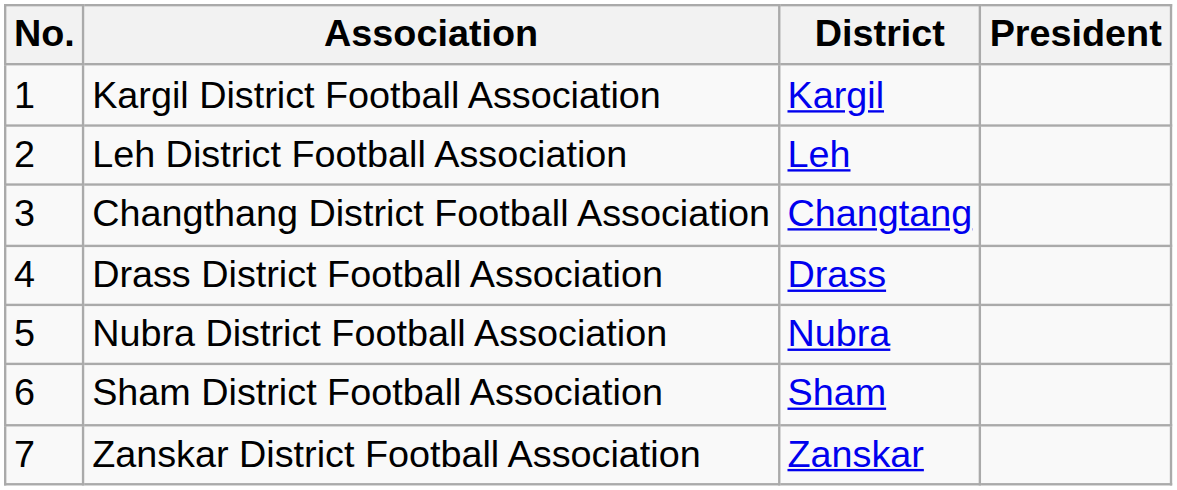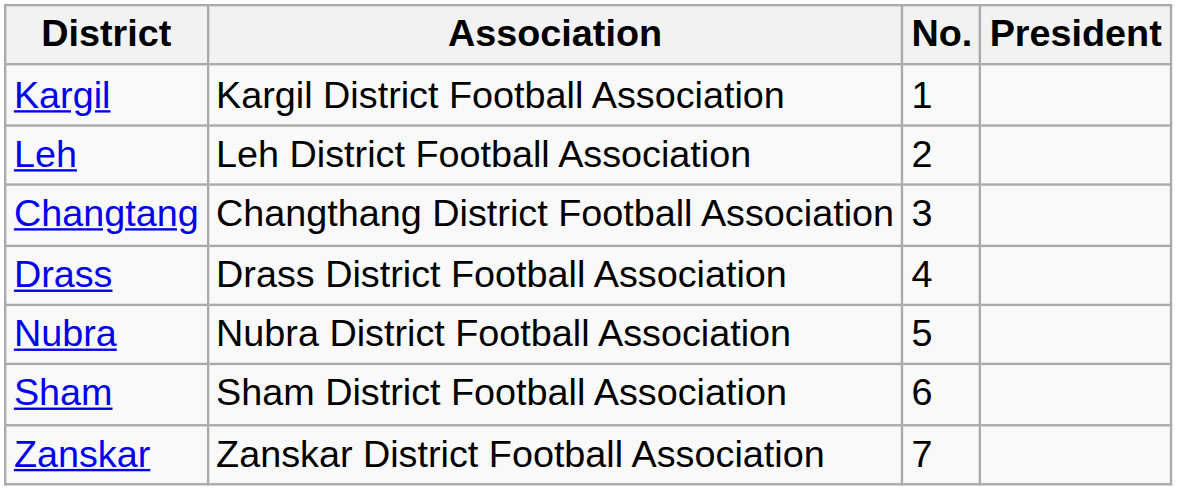columns swapped: (44, 34) <-> (880, 34)
